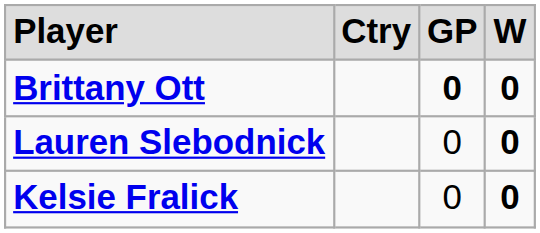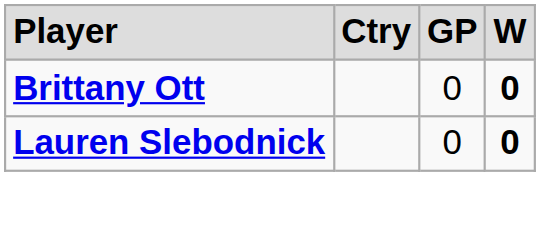(452, 87) bold -> (452, 87) normal
- row: (126, 198)
